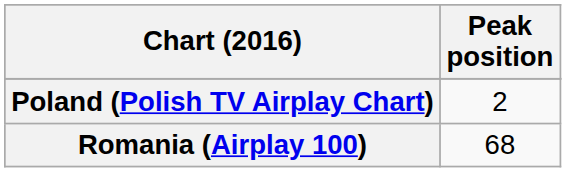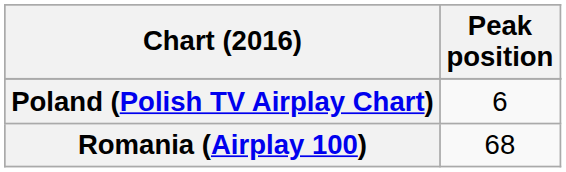(500, 100) 2 -> (500, 100) 6
